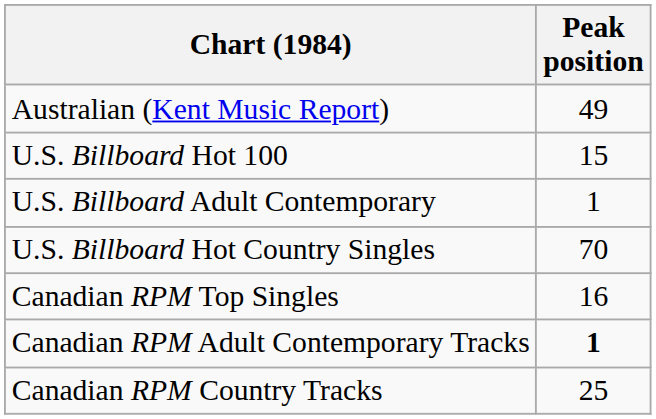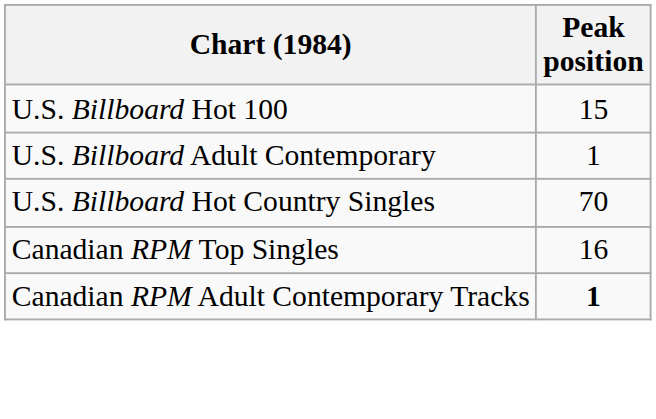- row: (200, 108)
- row: (197, 389)
